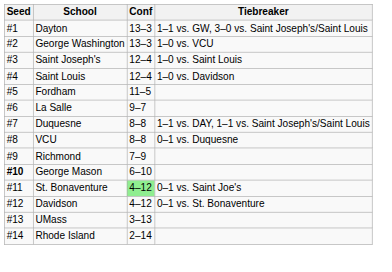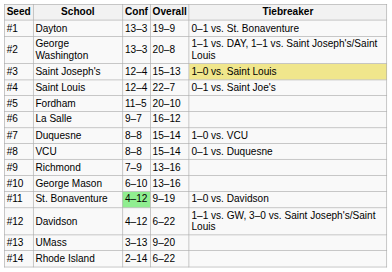+ column: (170, 12)
(262, 28) 1–1 vs. GW, 3–0 vs. Saint Joseph's/Saint Louis -> (245, 28) 0–1 vs. St. Bonaventure
(185, 44) 1–0 vs. VCU -> (284, 50) 1–1 vs. DAY, 1–1 vs. Saint Joseph's/Saint Louis
(200, 60) no background -> (234, 71) khaki background
(196, 76) 1–0 vs. Davidson -> (234, 87) 0–1 vs. Saint Joe's
(263, 124) 1–1 vs. DAY, 1–1 vs. Saint Joseph's/Saint Louis -> (220, 135) 1–0 vs. VCU
(15, 172) bold -> (15, 183) normal
(199, 188) 0–1 vs. Saint Joe's -> (230, 199) 1–0 vs. Davidson
(211, 204) 0–1 vs. St. Bonaventure -> (283, 221) 1–1 vs. GW, 3–0 vs. Saint Joseph's/Saint Louis
